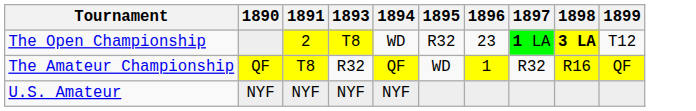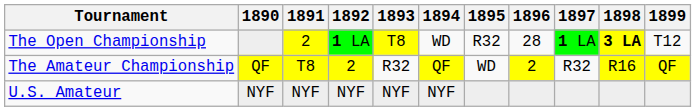+ column: (351, 18)
(486, 43) 23 -> (532, 43) 28
(486, 68) 1 -> (532, 68) 2
